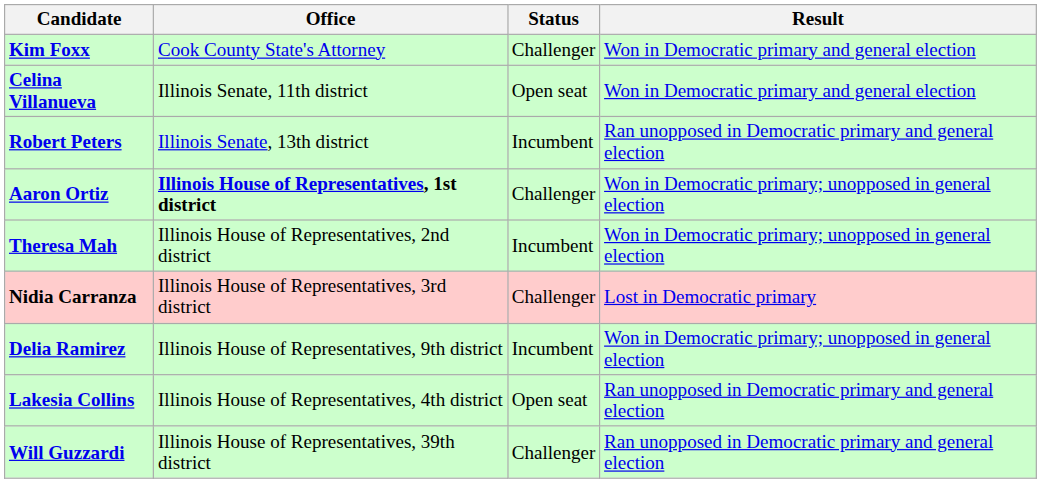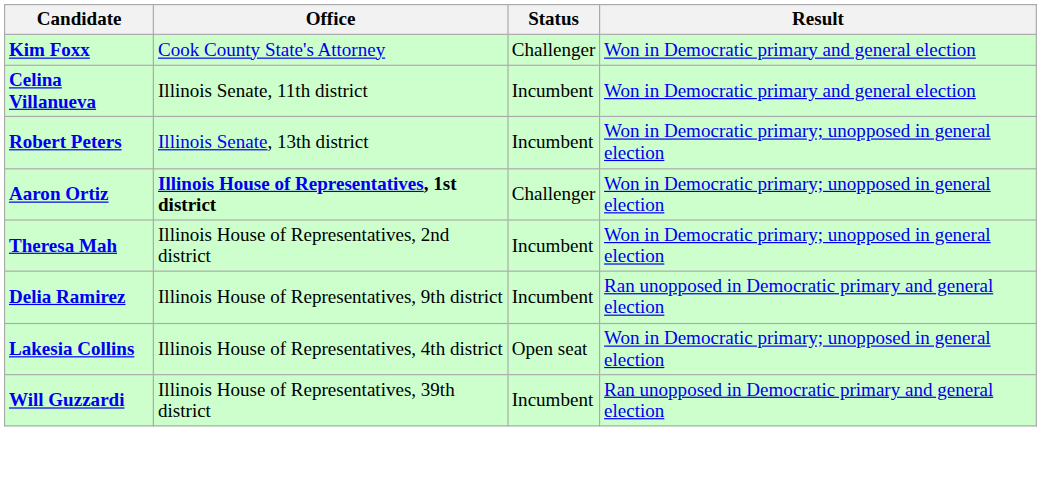(550, 90) Open seat -> (552, 90) Incumbent
(799, 142) Ran unopposed in Democratic primary and general election -> (797, 142) Won in Democratic primary; unopposed in general election
- row: (73, 297)
(797, 348) Won in Democratic primary; unopposed in general election -> (799, 297) Ran unopposed in Democratic primary and general election
(799, 400) Ran unopposed in Democratic primary and general election -> (797, 348) Won in Democratic primary; unopposed in general election
(554, 452) Challenger -> (552, 400) Incumbent
